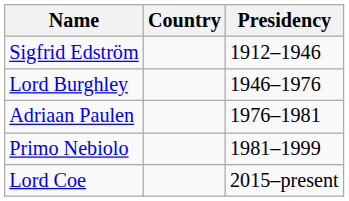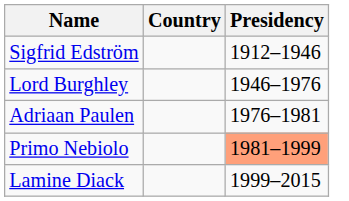(275, 148) no background -> (275, 148) lightsalmon background
+ row: (67, 180)
- row: (48, 180)
